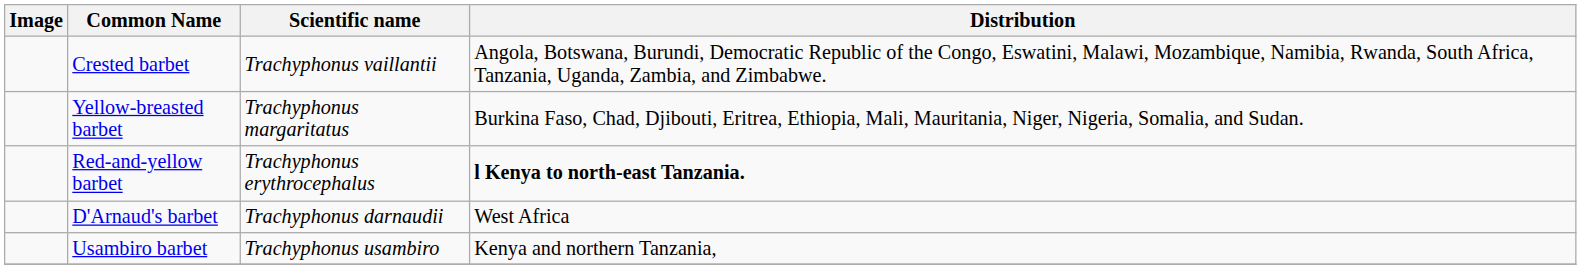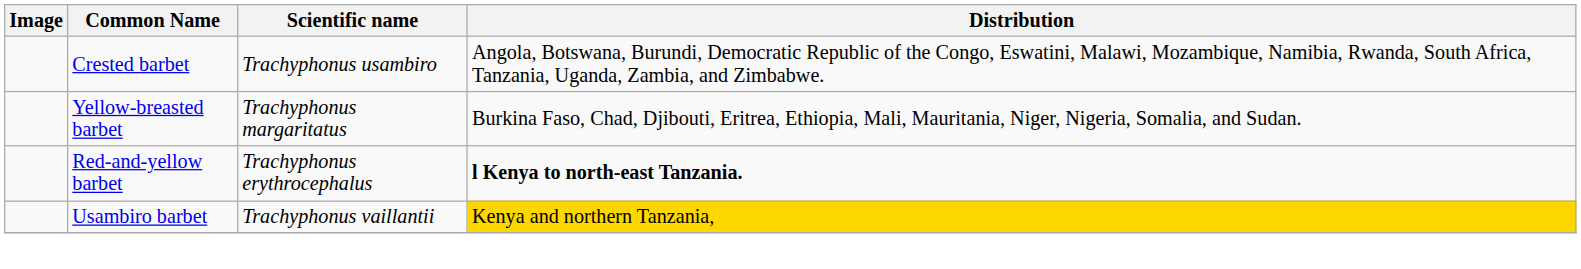(341, 63) Trachyphonus vaillantii -> (340, 63) Trachyphonus usambiro
- row: (145, 216)
(342, 248) Trachyphonus usambiro -> (338, 216) Trachyphonus vaillantii
(595, 248) no background -> (593, 216) gold background
